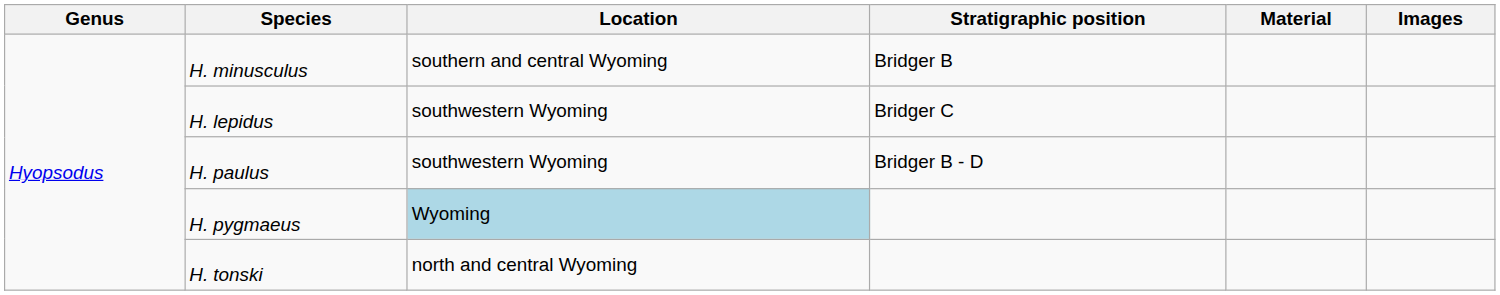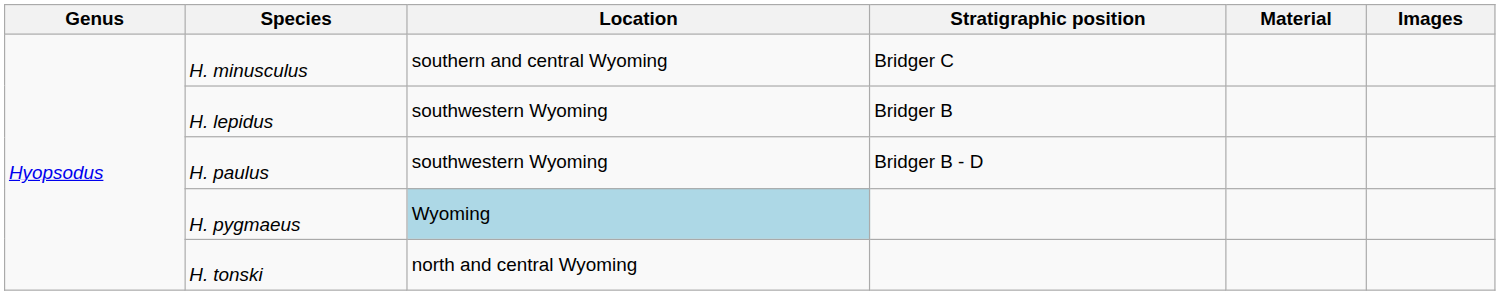(914, 60) Bridger B -> (914, 60) Bridger C
(914, 111) Bridger C -> (914, 111) Bridger B
